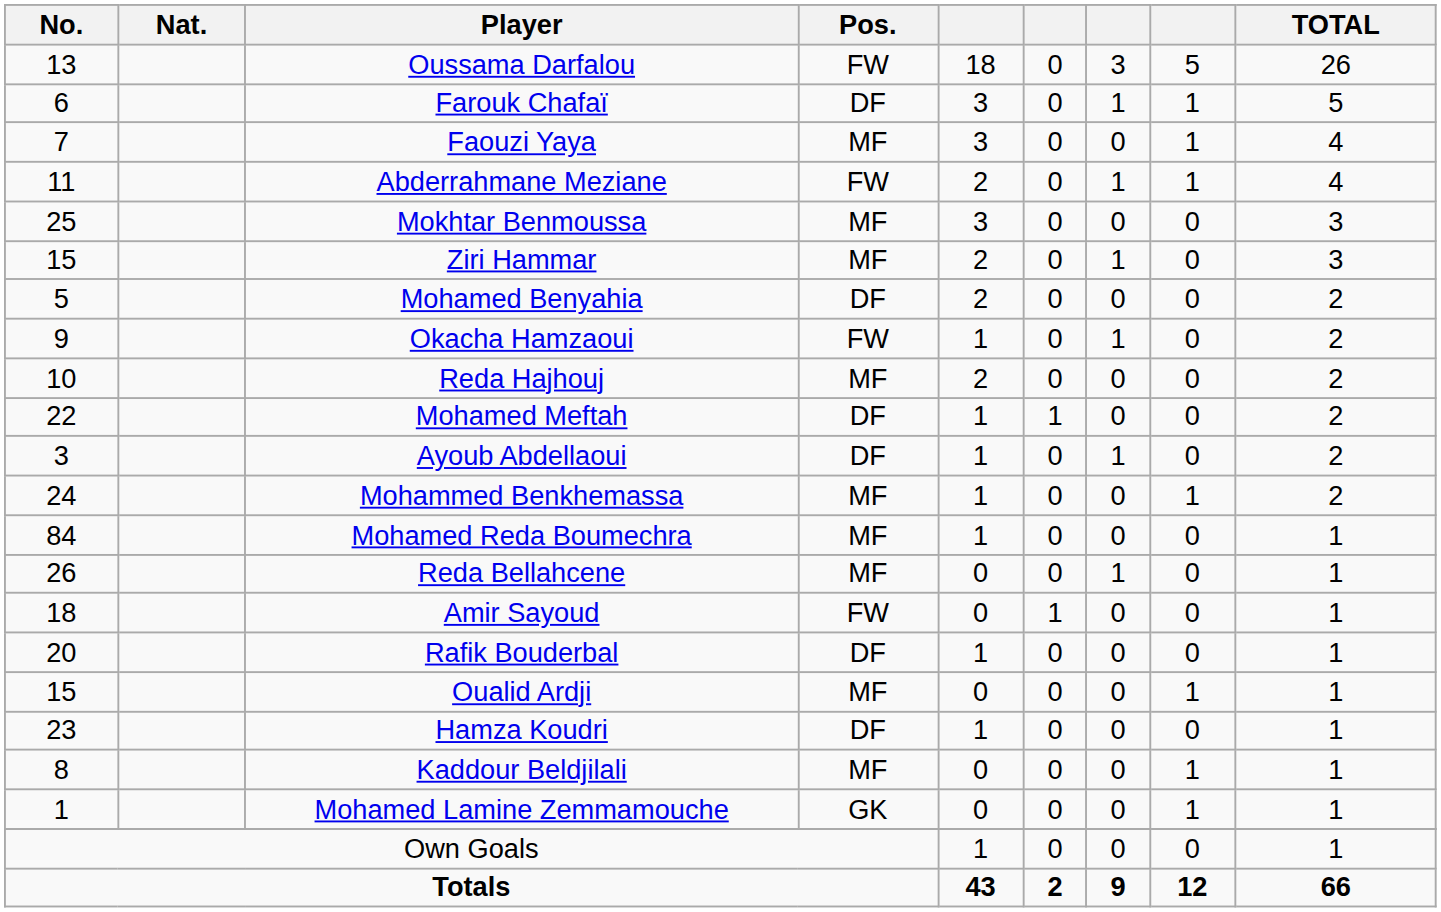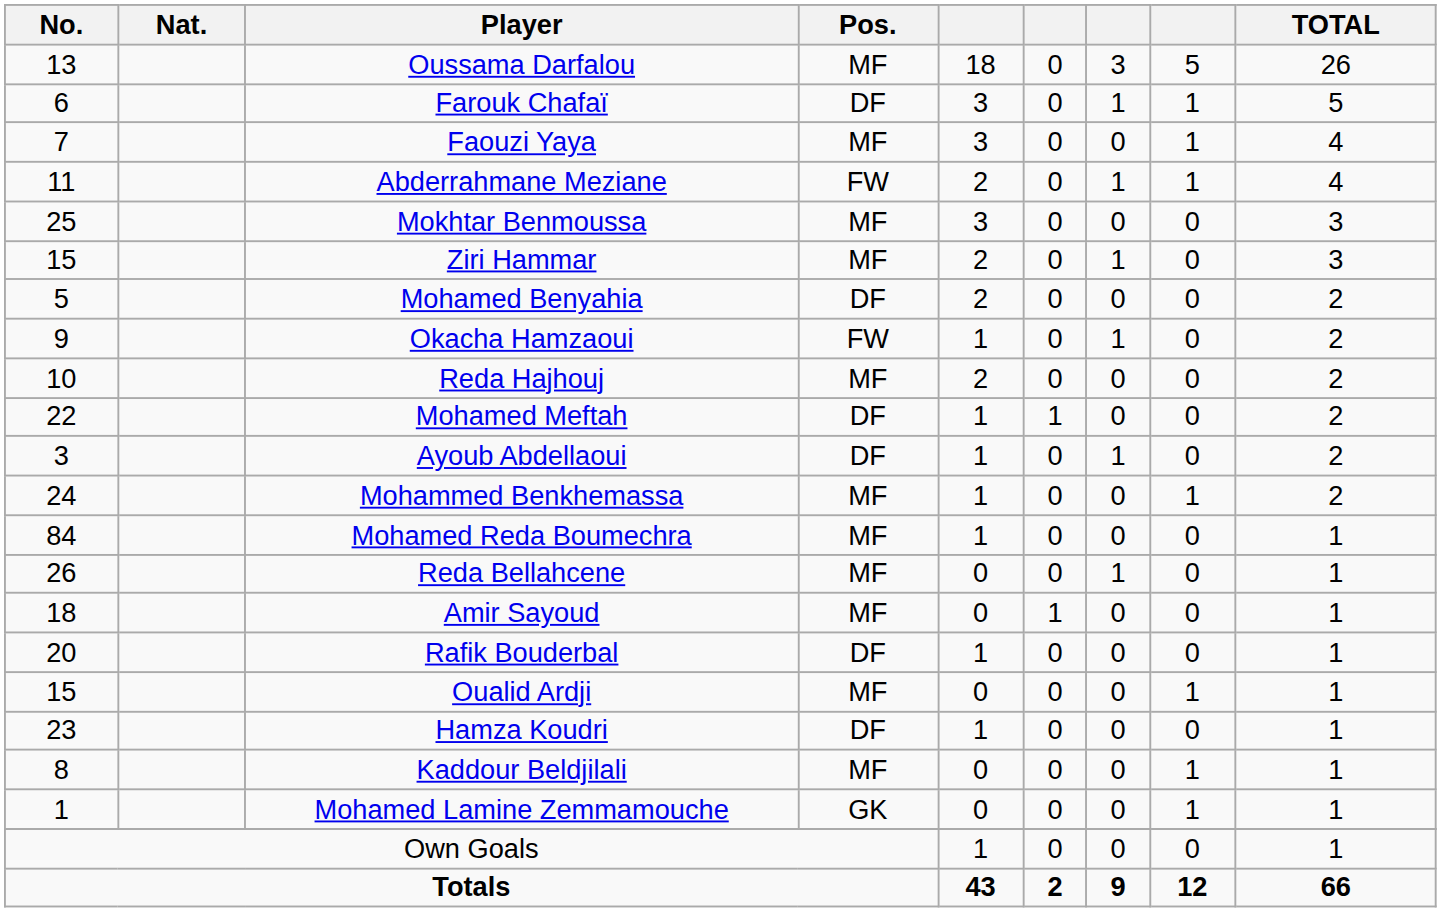(868, 64) FW -> (868, 64) MF
(868, 613) FW -> (868, 613) MF
